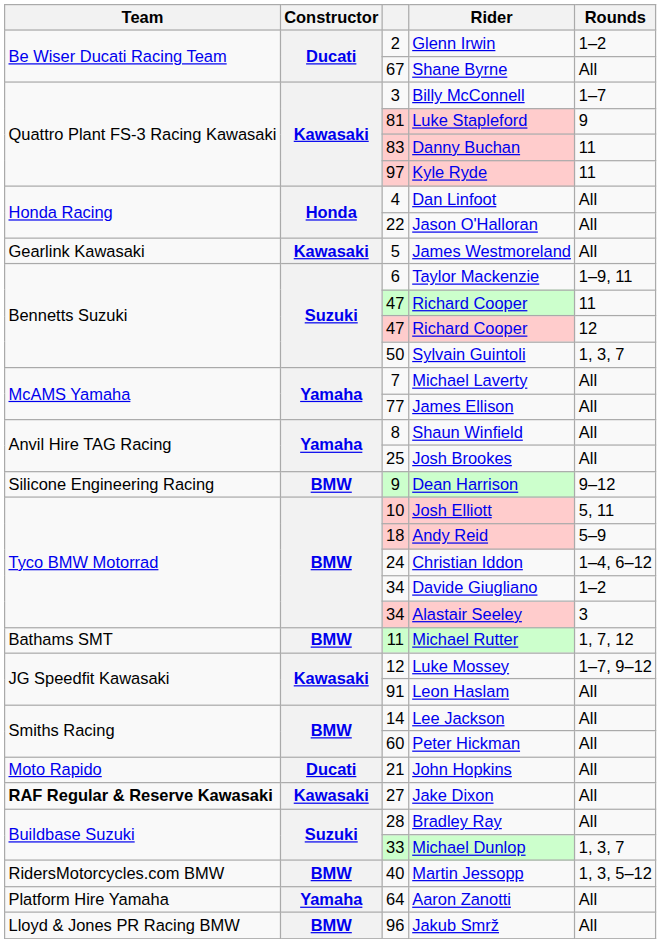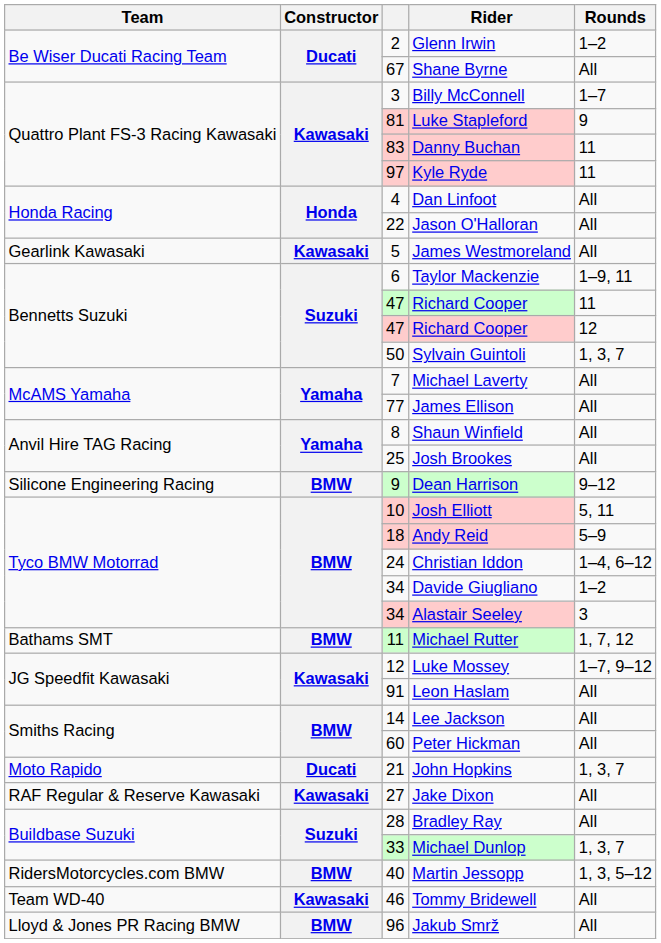(588, 769) All -> (602, 769) 1, 3, 7
(141, 795) bold -> (134, 795) normal
+ row: (395, 899)
- row: (395, 899)
